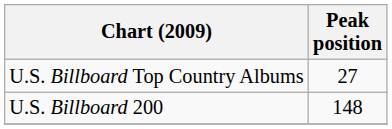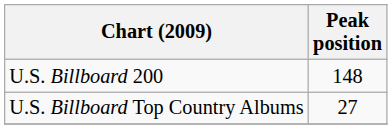rows swapped: (157, 75) <-> (86, 107)
